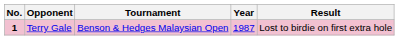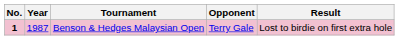columns swapped: (244, 12) <-> (50, 12)
